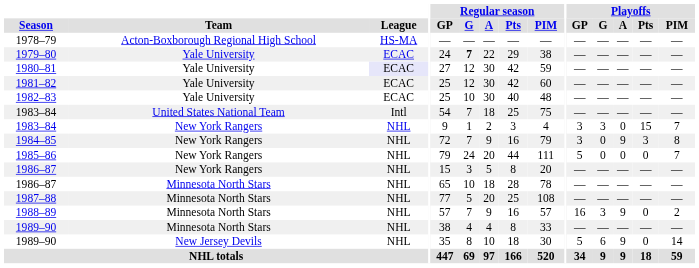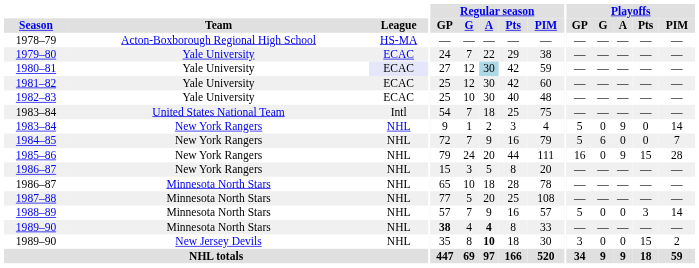(469, 54) bold -> (469, 54) normal
(489, 68) no background -> (489, 68) lightblue background
(580, 126) 3 -> (580, 126) 5
(603, 126) 3 -> (603, 126) 0
(623, 126) 0 -> (623, 126) 9
(646, 126) 15 -> (646, 126) 0
(677, 126) 7 -> (677, 126) 14
(580, 140) 3 -> (580, 140) 5
(603, 140) 0 -> (603, 140) 6
(623, 140) 9 -> (623, 140) 0
(646, 140) 3 -> (646, 140) 0
(677, 140) 8 -> (677, 140) 7
(580, 155) 5 -> (580, 155) 16
(623, 155) 0 -> (623, 155) 9
(646, 155) 0 -> (646, 155) 15
(677, 155) 7 -> (677, 155) 28
(580, 212) 16 -> (580, 212) 5
(603, 212) 3 -> (603, 212) 0
(623, 212) 9 -> (623, 212) 0
(646, 212) 0 -> (646, 212) 3
(677, 212) 2 -> (677, 212) 14
(445, 227) normal -> (445, 227) bold
(489, 227) normal -> (489, 227) bold
(489, 241) normal -> (489, 241) bold
(580, 241) 5 -> (580, 241) 3
(603, 241) 6 -> (603, 241) 0
(623, 241) 9 -> (623, 241) 0
(646, 241) 0 -> (646, 241) 15
(677, 241) 14 -> (677, 241) 2
